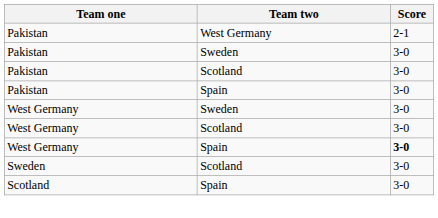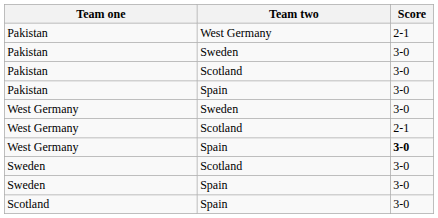(401, 128) 3-0 -> (401, 128) 2-1
+ row: (26, 185)
